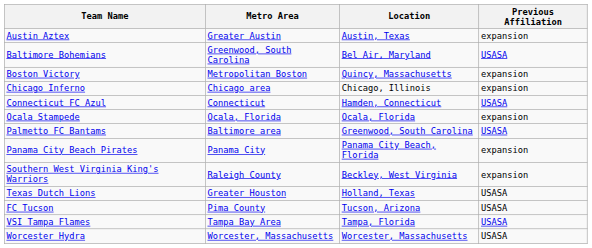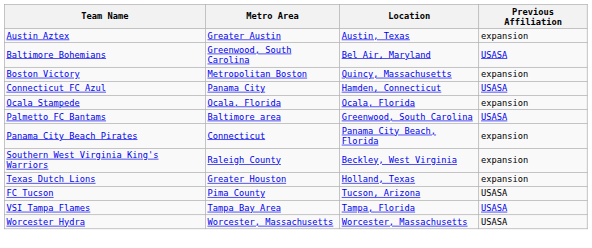- row: (46, 88)
(236, 103) Connecticut -> (236, 88) Panama City
(236, 150) Panama City -> (236, 136) Connecticut
(494, 194) USASA -> (505, 179) expansion
